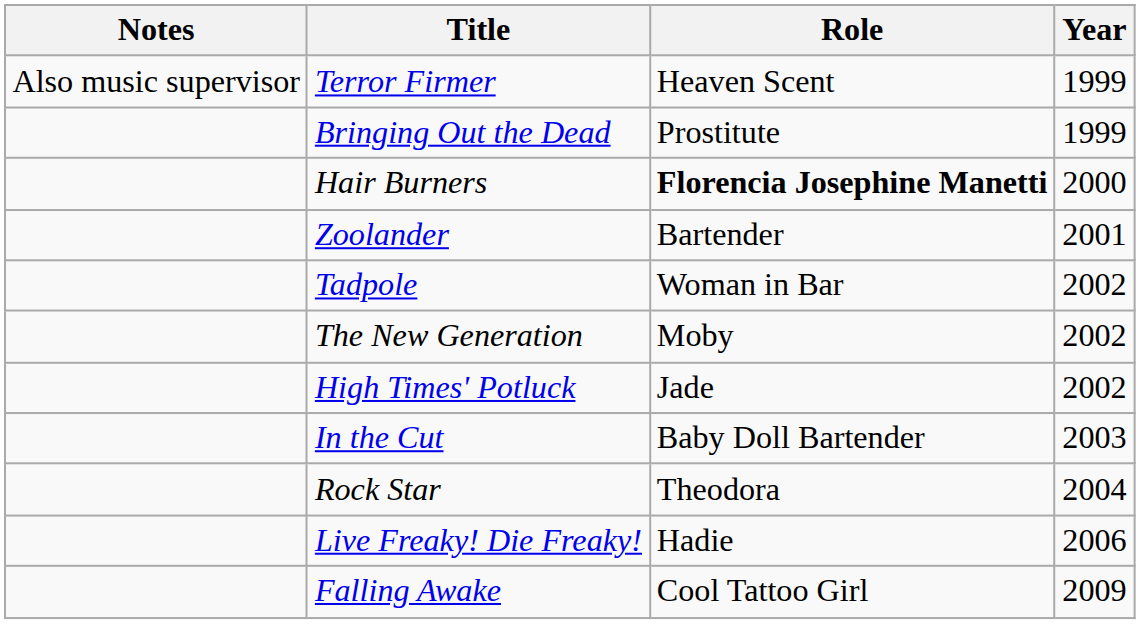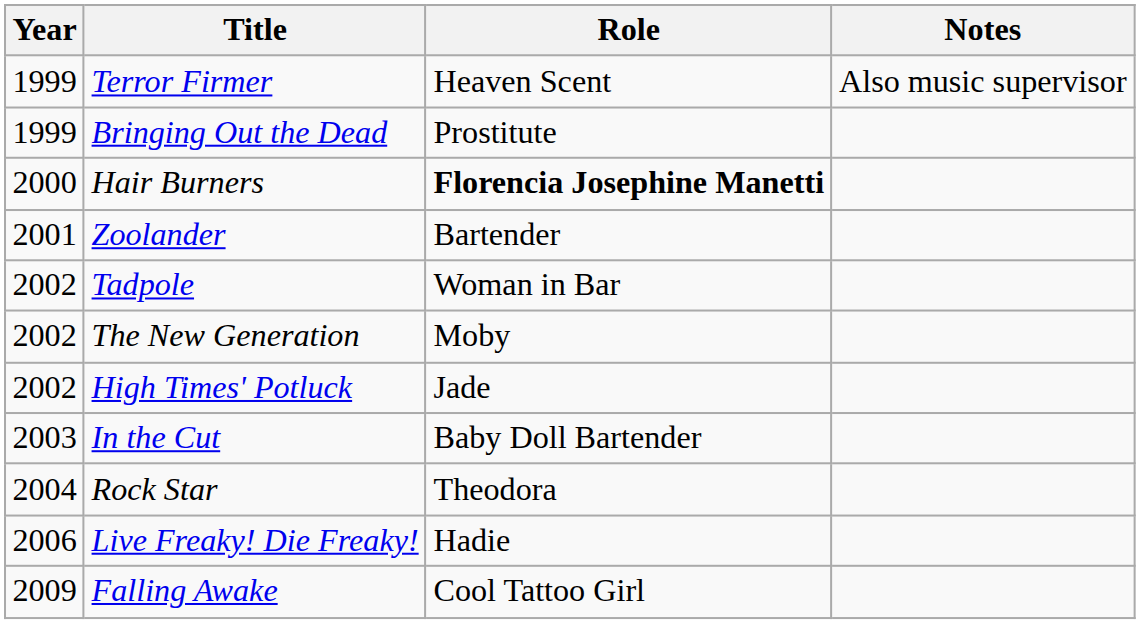columns swapped: (1094, 30) <-> (156, 30)
